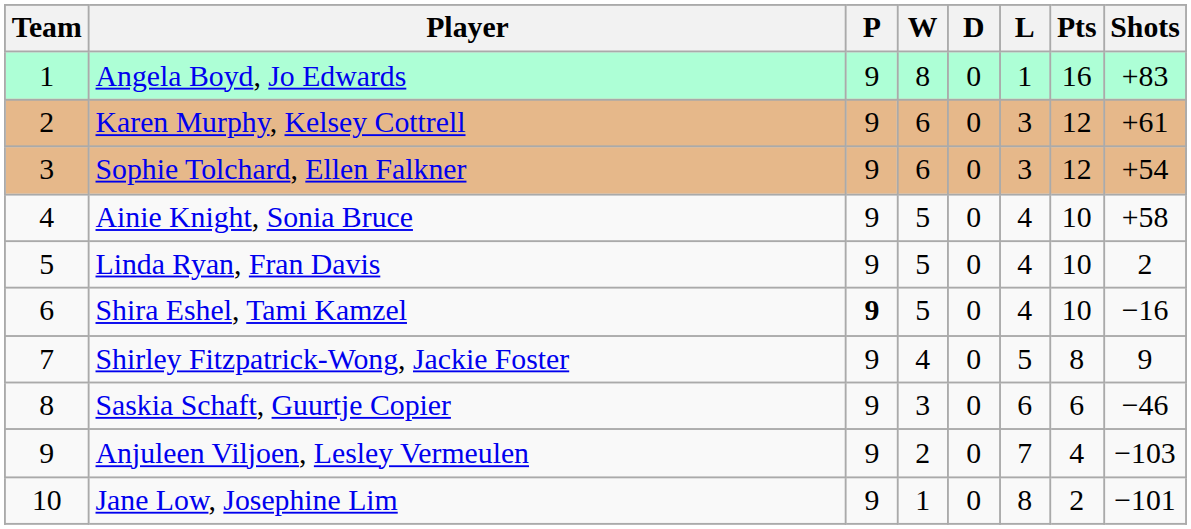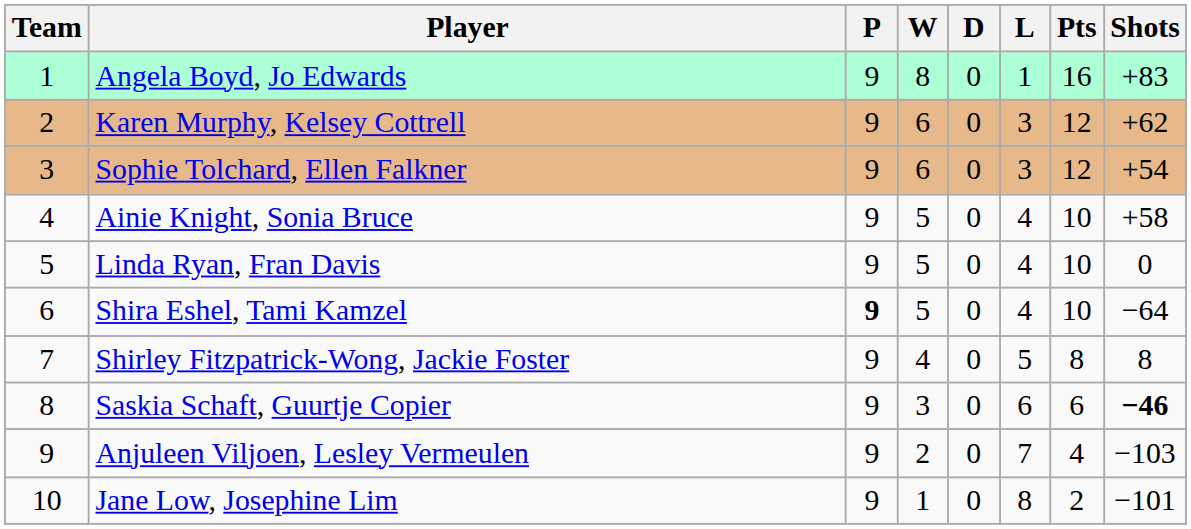(1145, 122) +61 -> (1145, 122) +62
(1145, 264) 2 -> (1145, 264) 0
(1145, 311) −16 -> (1145, 311) −64
(1145, 358) 9 -> (1145, 358) 8
(1145, 405) normal -> (1145, 405) bold
